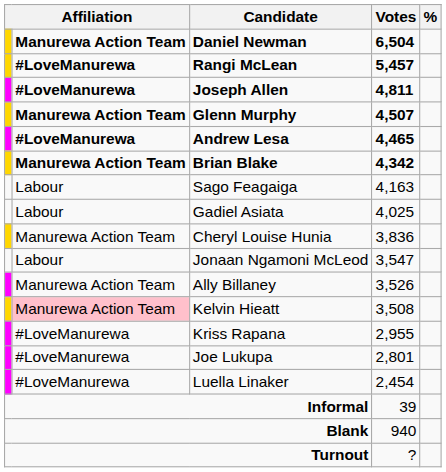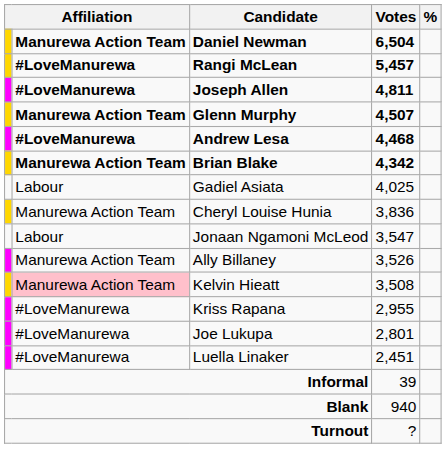(395, 139) 4,465 -> (395, 139) 4,468
- row: (245, 187)
(395, 382) 2,454 -> (395, 358) 2,451
